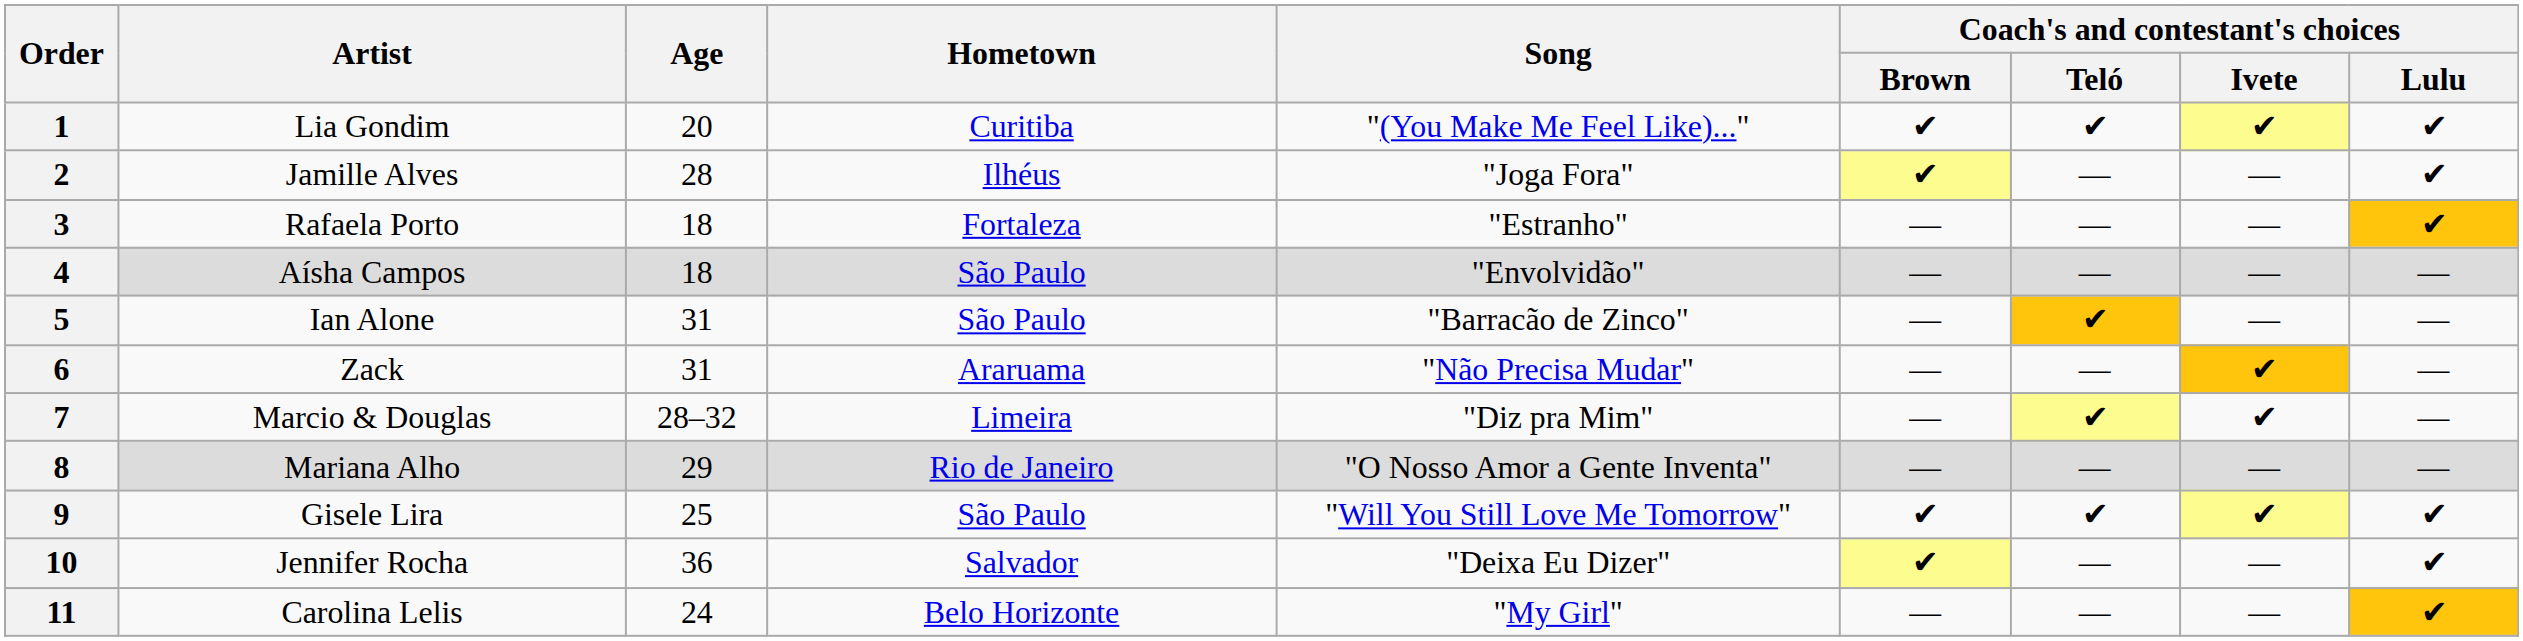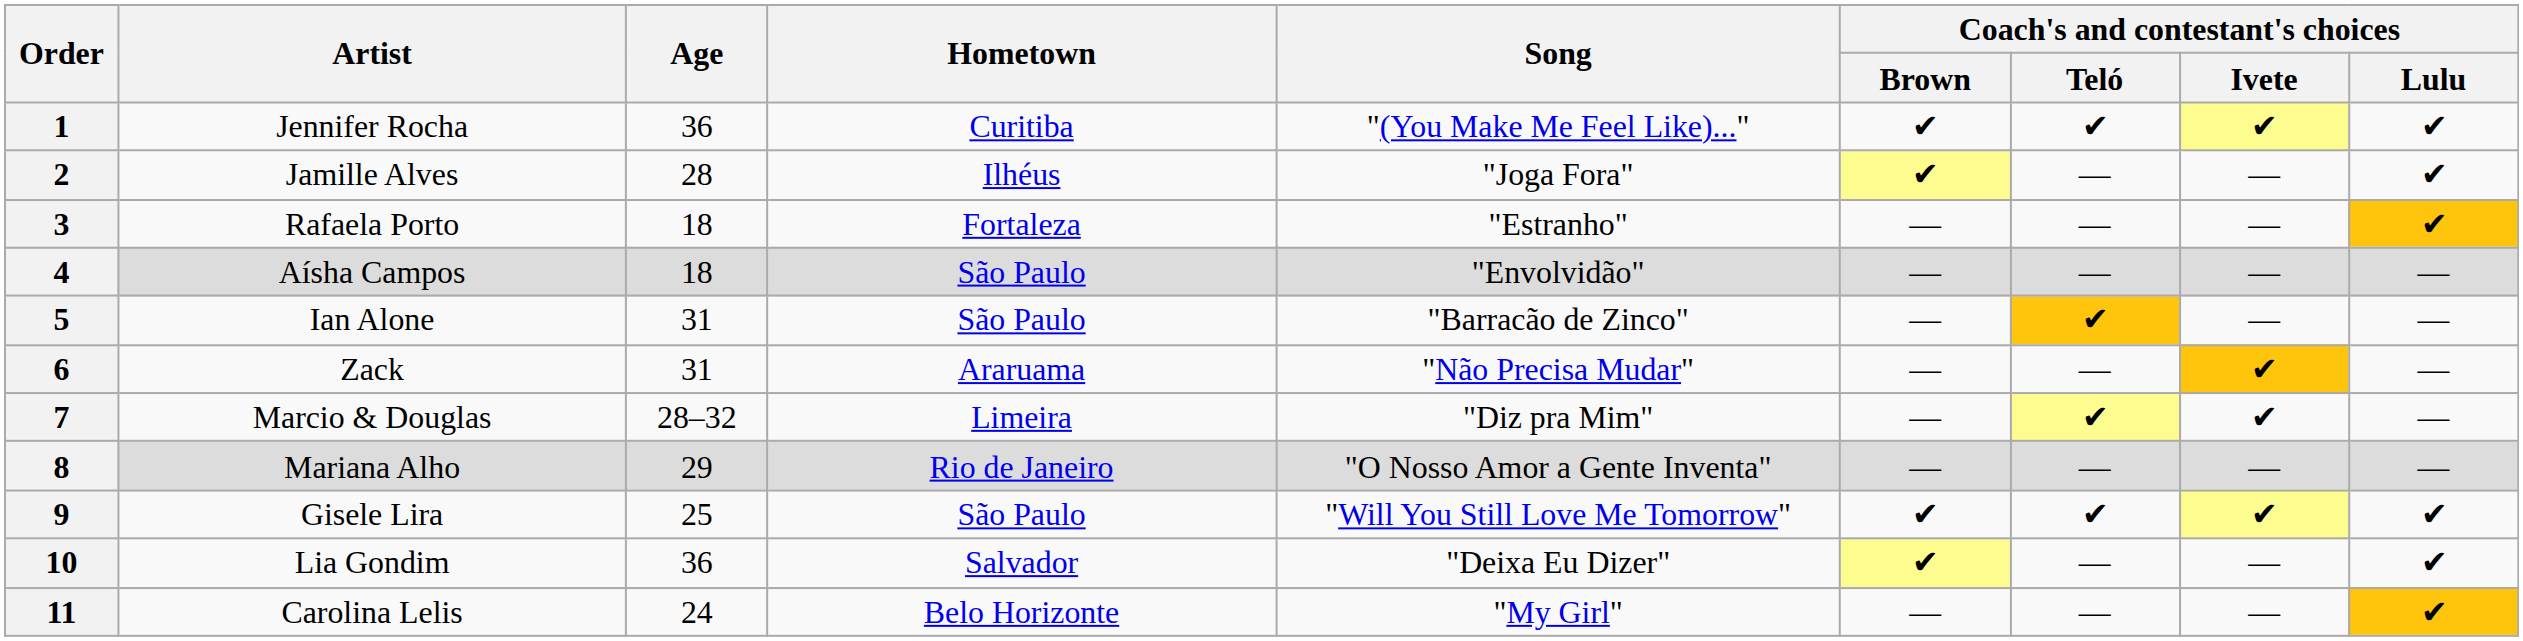(372, 126) Lia Gondim -> (372, 126) Jennifer Rocha
(697, 126) 20 -> (697, 126) 36
(372, 563) Jennifer Rocha -> (372, 563) Lia Gondim
